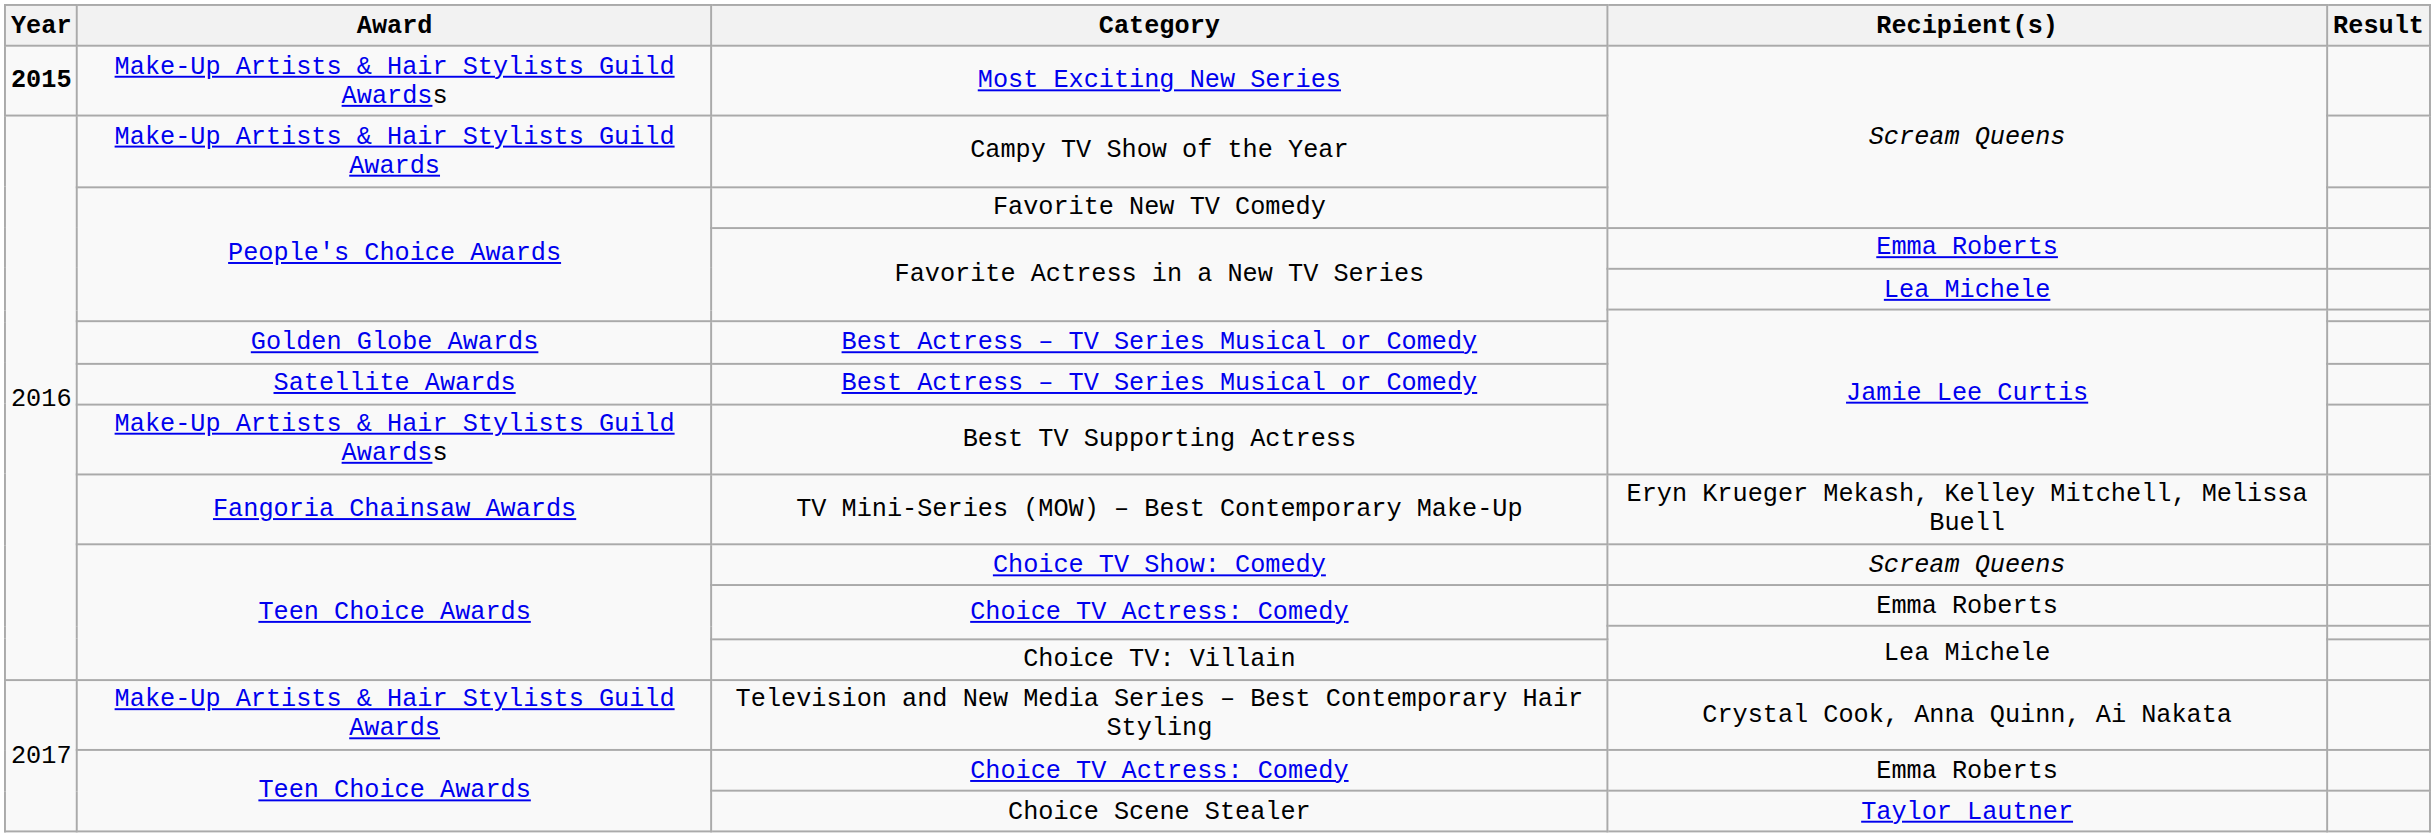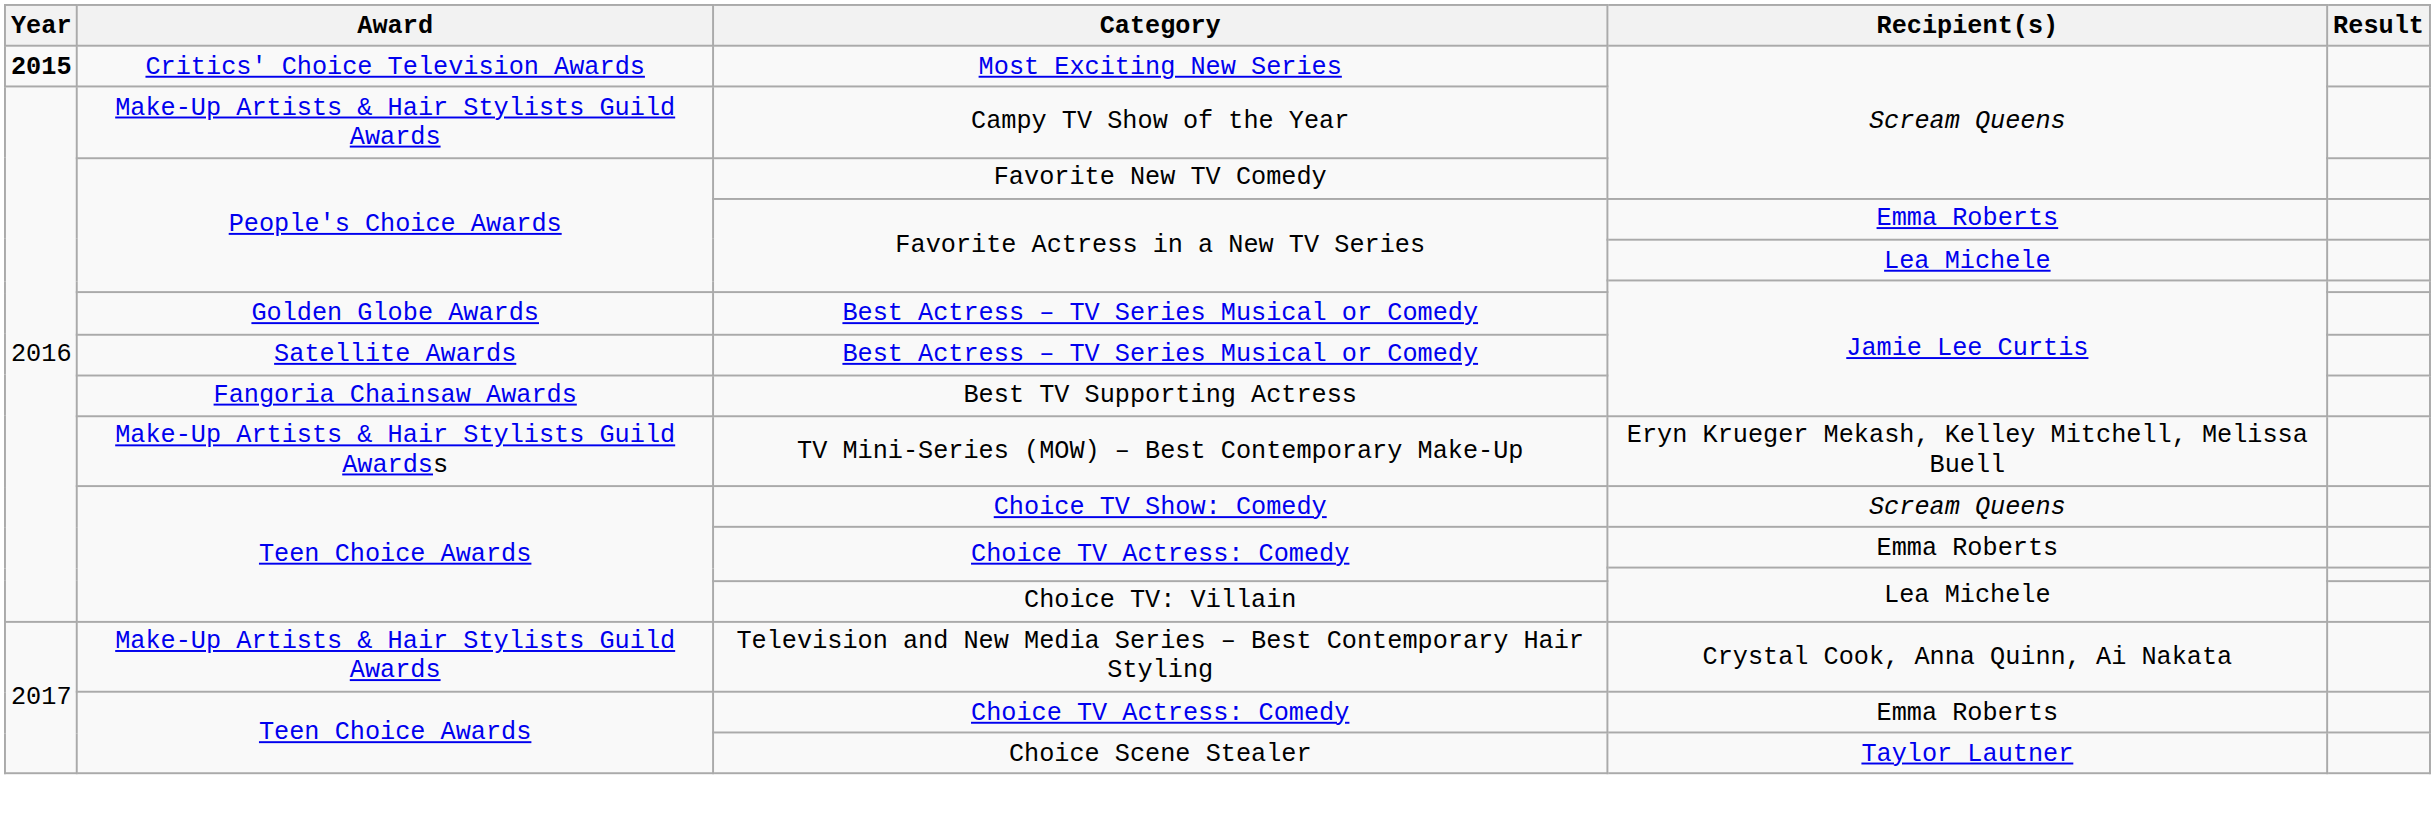(395, 81) Make-Up Artists & Hair Stylists Guild Awardss -> (395, 67) Critics' Choice Television Awards
(395, 439) Make-Up Artists & Hair Stylists Guild Awardss -> (395, 395) Fangoria Chainsaw Awards
(395, 509) Fangoria Chainsaw Awards -> (395, 451) Make-Up Artists & Hair Stylists Guild Awardss
